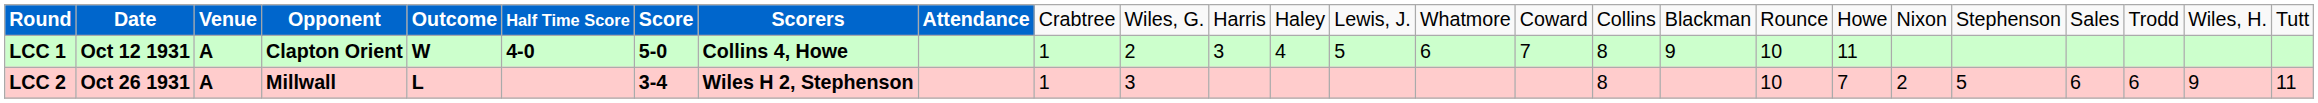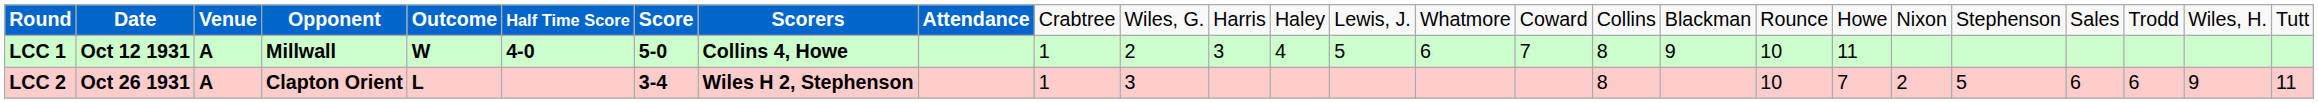(334, 51) Clapton Orient -> (301, 51) Millwall
(301, 82) Millwall -> (334, 82) Clapton Orient
